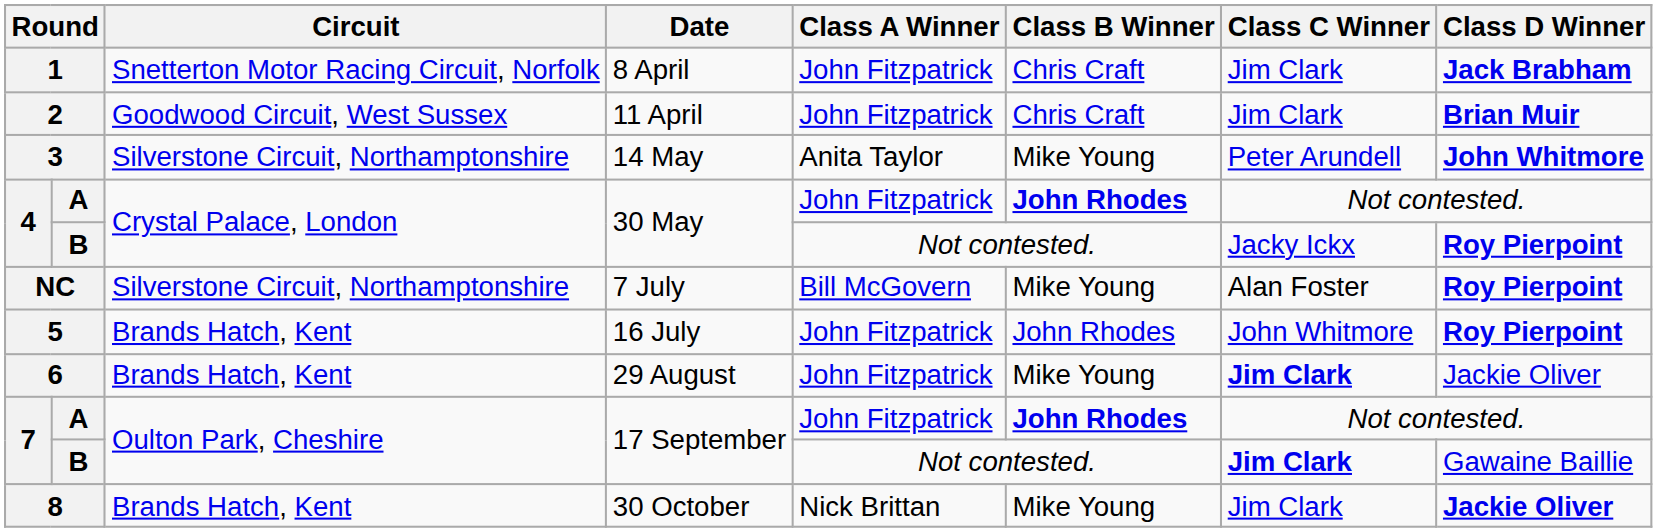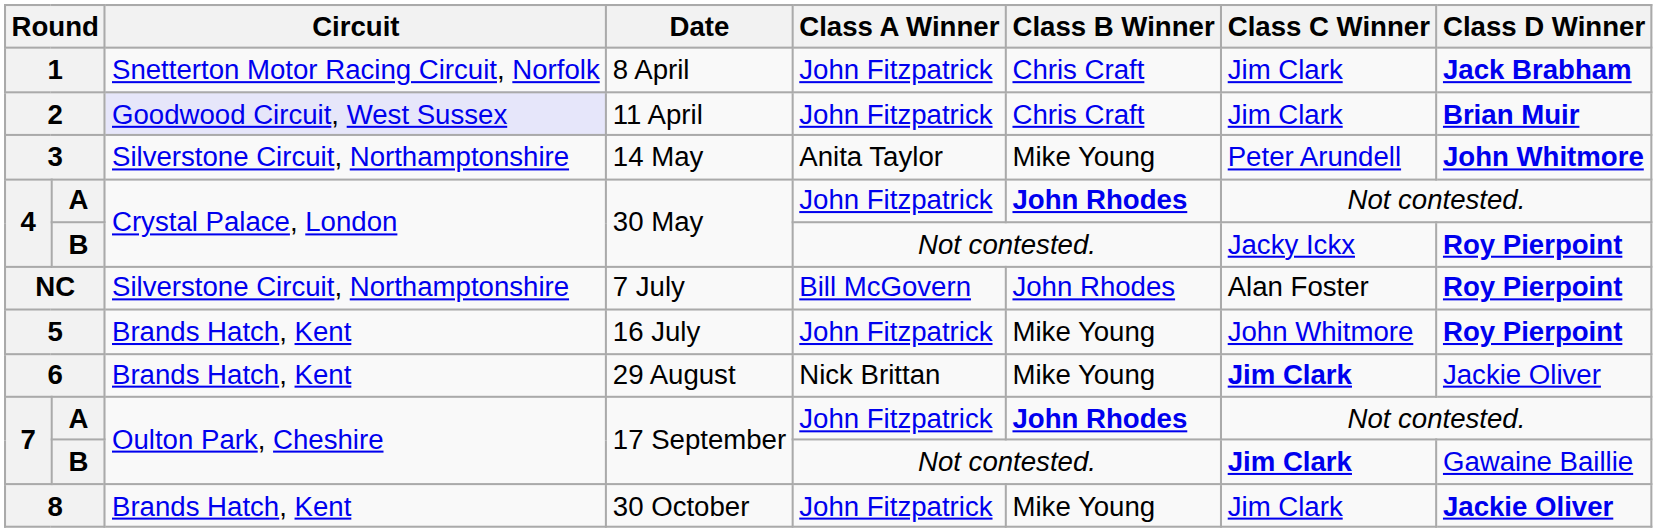(310, 113) no background -> (310, 113) lavender background
(1084, 287) Mike Young -> (1094, 287) John Rhodes
(1094, 331) John Rhodes -> (1084, 331) Mike Young
(896, 375) John Fitzpatrick -> (870, 375) Nick Brittan
(870, 505) Nick Brittan -> (896, 505) John Fitzpatrick
